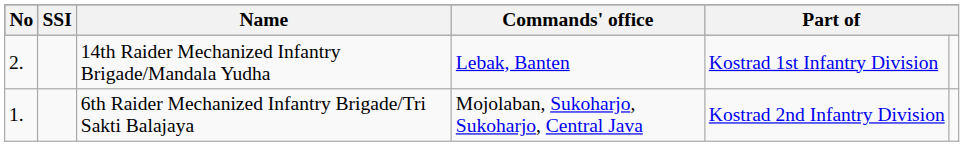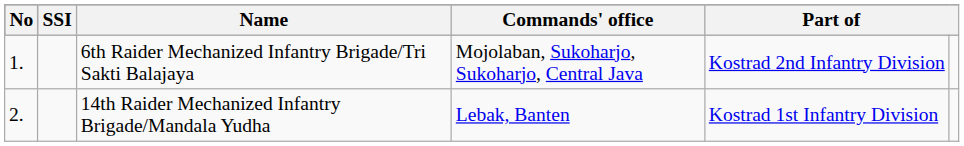rows swapped: (253, 114) <-> (211, 61)
